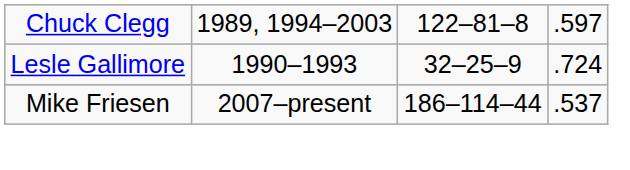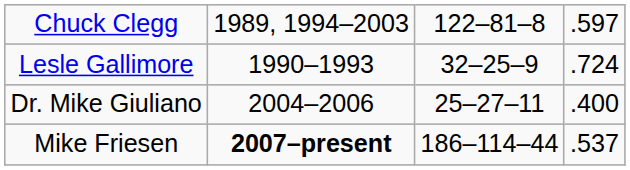+ row: (106, 104)
(294, 104) normal -> (311, 143) bold
